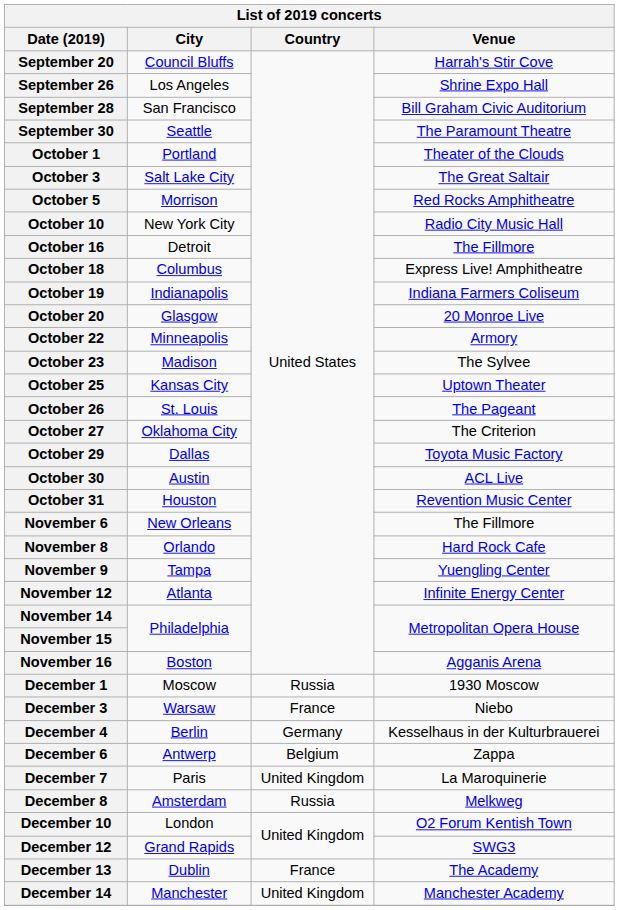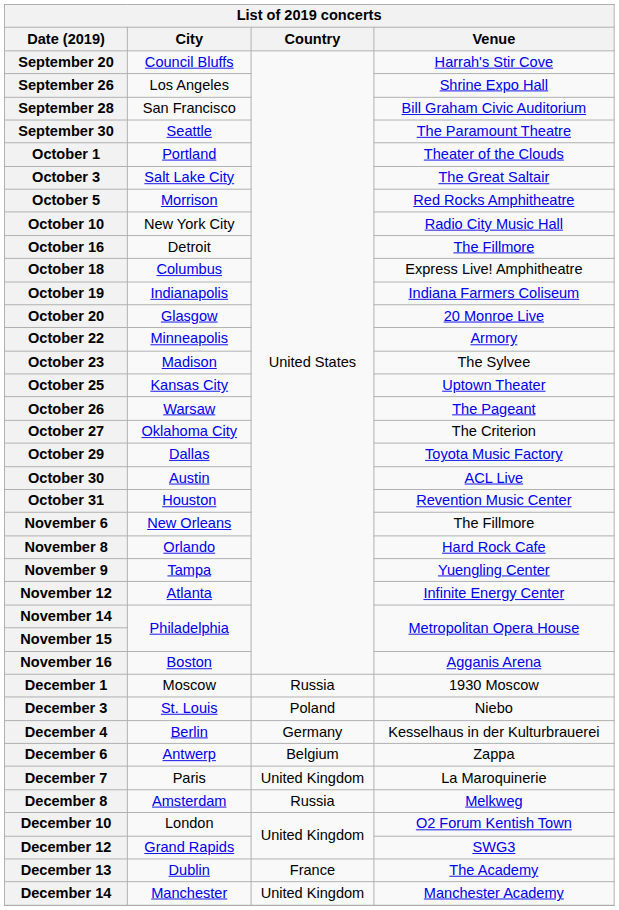(189, 408) St. Louis -> (189, 408) Warsaw
(189, 708) Warsaw -> (189, 708) St. Louis
(312, 708) France -> (312, 708) Poland
